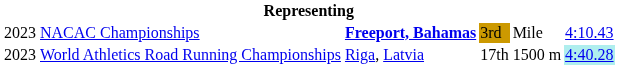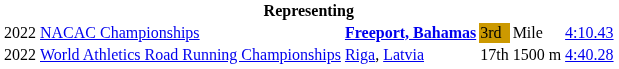(20, 32) 2023 -> (20, 32) 2022
(20, 54) 2023 -> (20, 54) 2022
(589, 54) paleturquoise background -> (589, 54) no background
